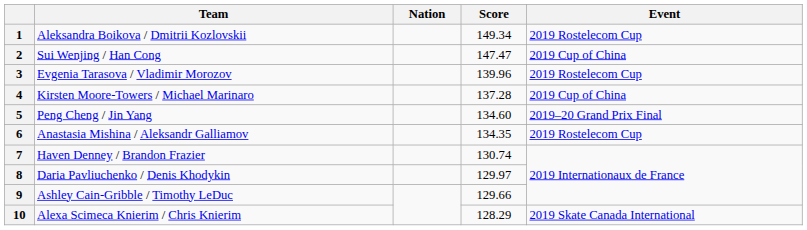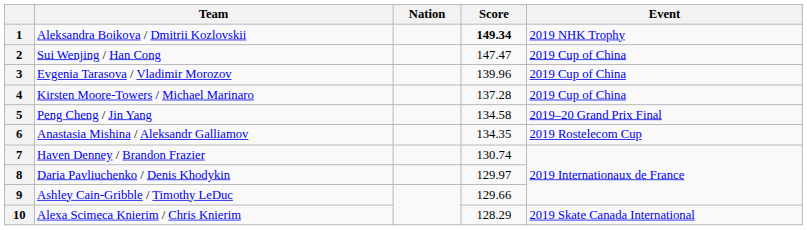(494, 34) normal -> (494, 34) bold
(586, 34) 2019 Rostelecom Cup -> (577, 34) 2019 NHK Trophy
(586, 74) 2019 Rostelecom Cup -> (578, 74) 2019 Cup of China
(494, 114) 134.60 -> (494, 114) 134.58
